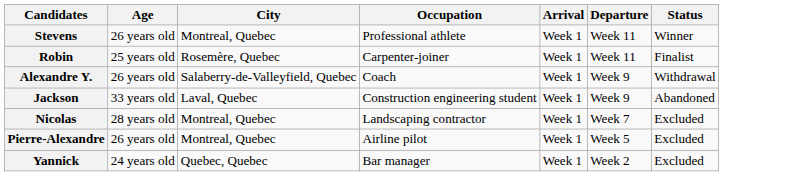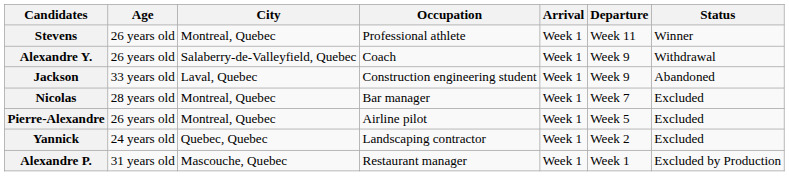- row: (56, 56)
(424, 118) Landscaping contractor -> (396, 98) Bar manager
(396, 160) Bar manager -> (424, 139) Landscaping contractor
+ row: (56, 160)
